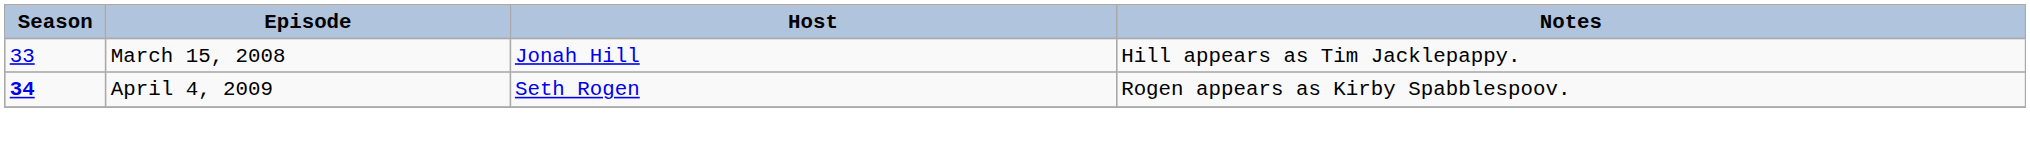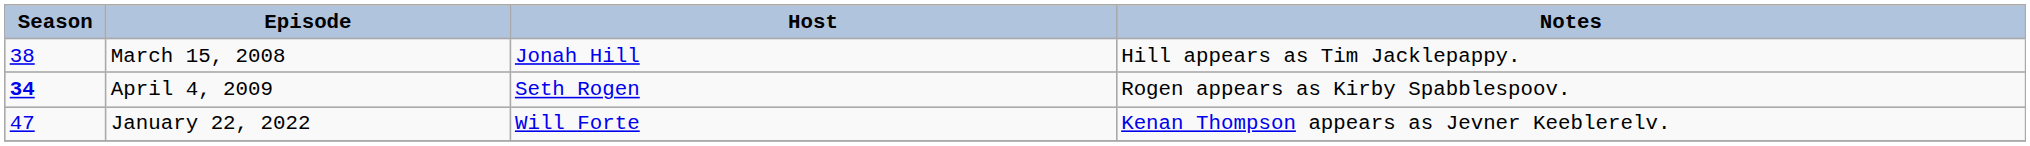(22, 56) 33 -> (22, 56) 38
+ row: (211, 123)
